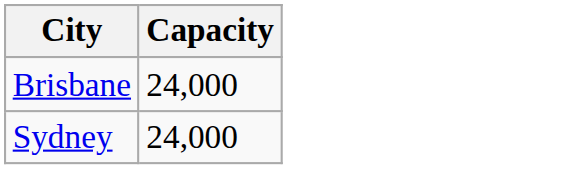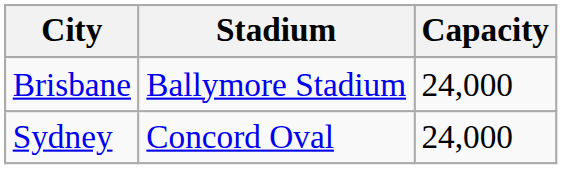+ column: (276, 30)
